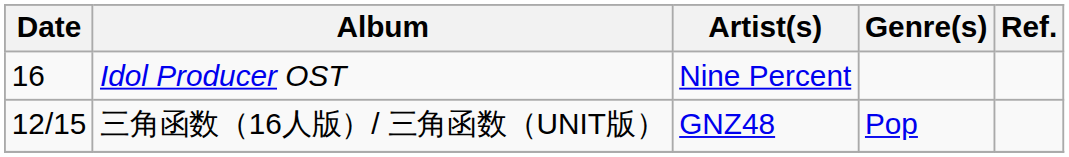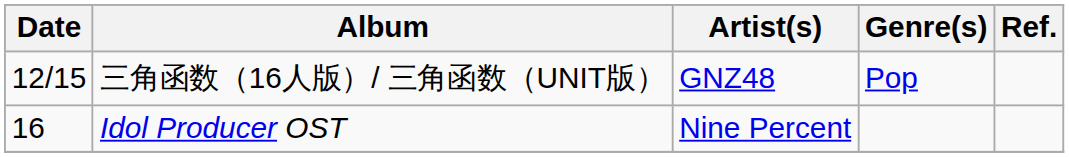rows swapped: (383, 124) <-> (223, 75)
